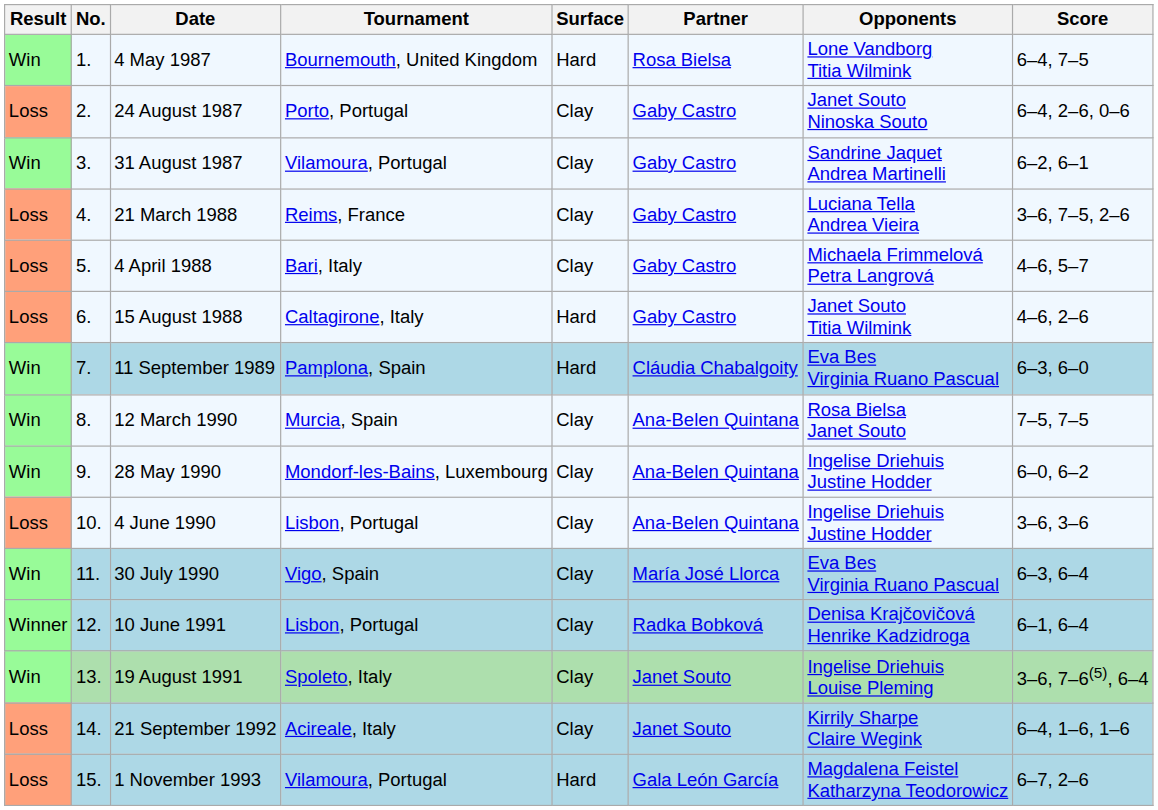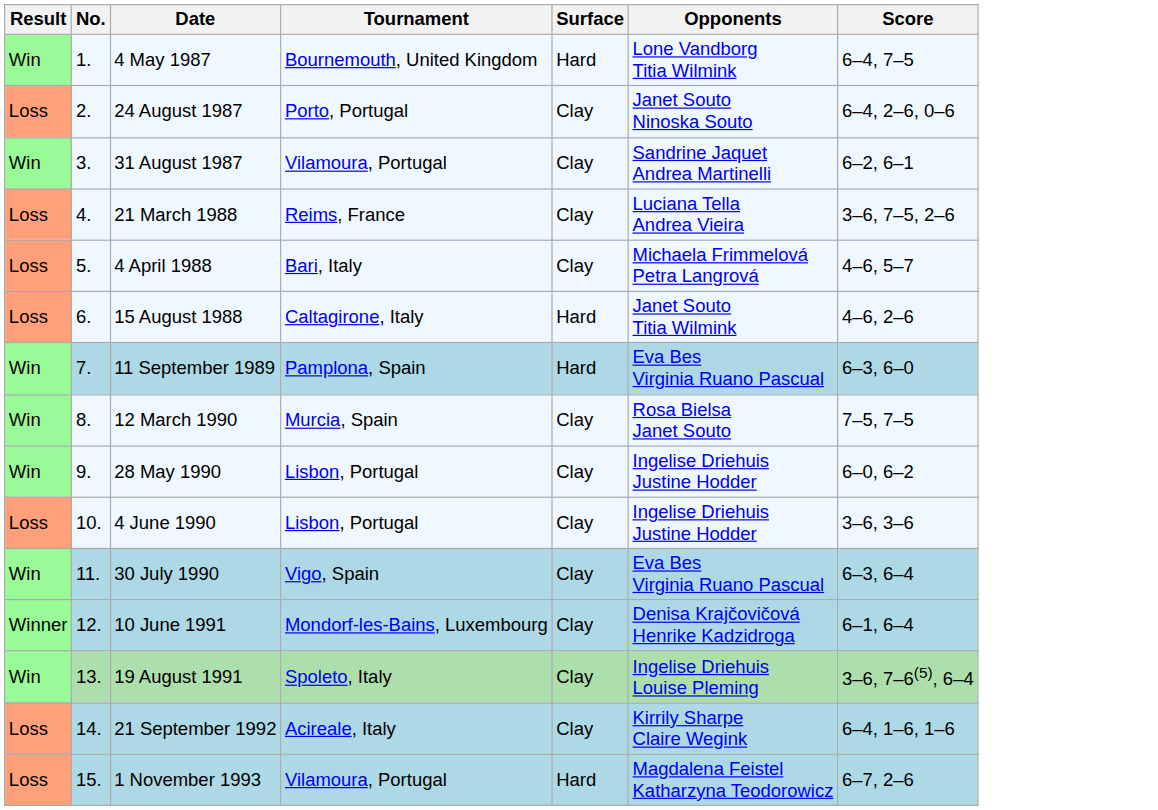- column: (716, 19)
(416, 470) Mondorf-les-Bains, Luxembourg -> (352, 470) Lisbon, Portugal
(352, 625) Lisbon, Portugal -> (416, 625) Mondorf-les-Bains, Luxembourg
